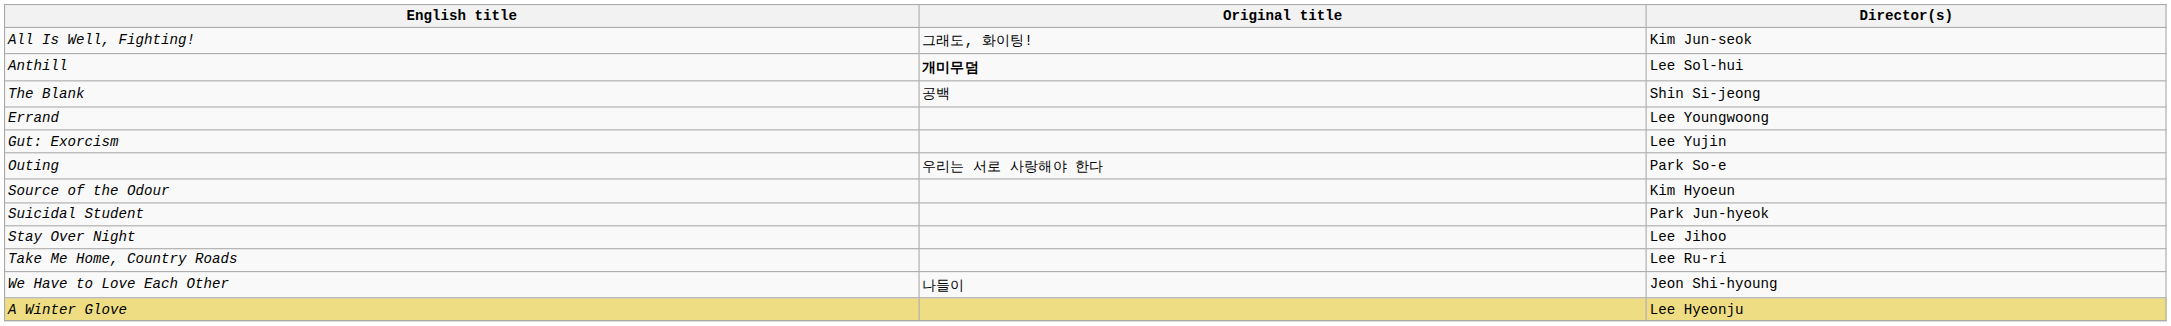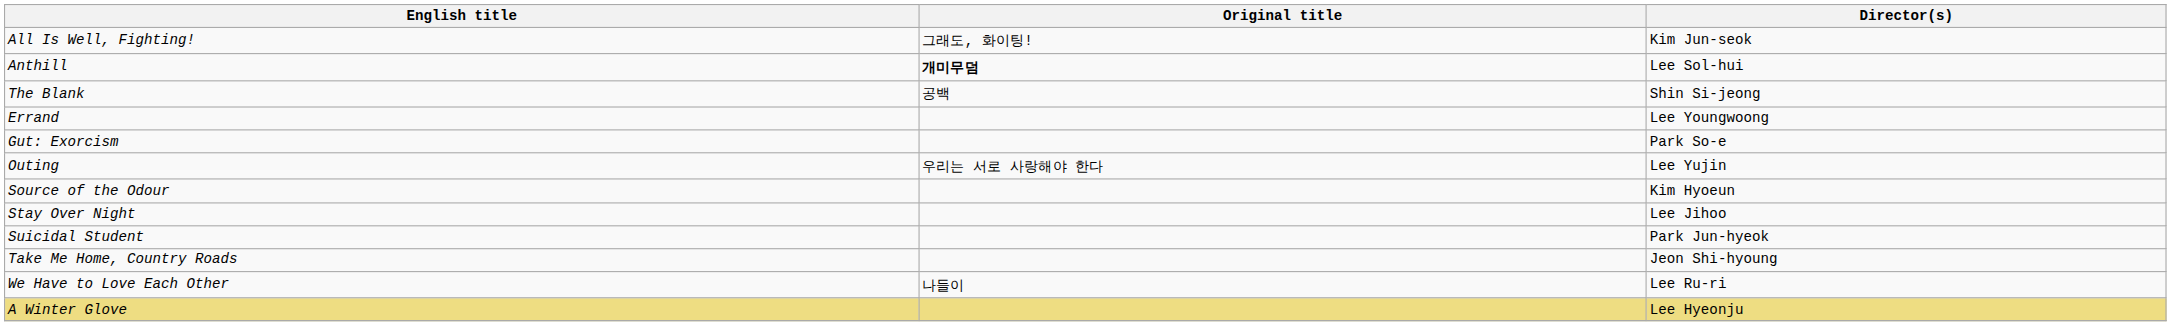(1688, 141) Lee Yujin -> (1688, 141) Park So-e
(1688, 166) Park So-e -> (1688, 166) Lee Yujin
rows swapped: (72, 237) <-> (76, 214)
(1688, 260) Lee Ru-ri -> (1714, 260) Jeon Shi-hyoung
(1714, 285) Jeon Shi-hyoung -> (1688, 285) Lee Ru-ri
